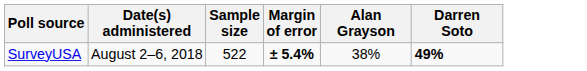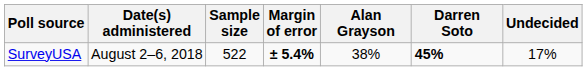+ column: (542, 23)
(429, 54) 49% -> (429, 54) 45%
